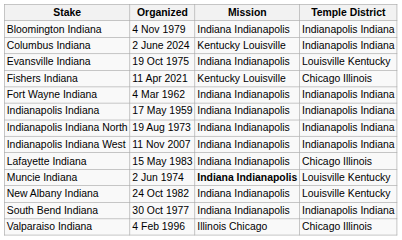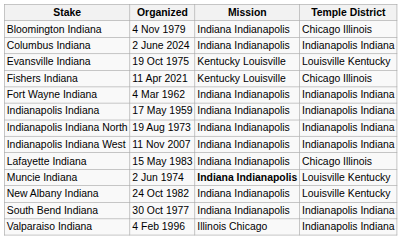(348, 29) Indianapolis Indiana -> (337, 29) Chicago Illinois
(242, 45) Kentucky Louisville -> (244, 45) Indiana Indianapolis
(244, 62) Indiana Indianapolis -> (242, 62) Kentucky Louisville
(337, 227) Chicago Illinois -> (348, 227) Indianapolis Indiana
